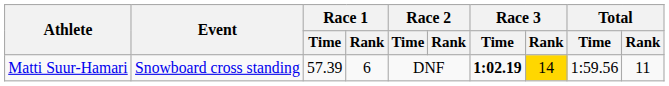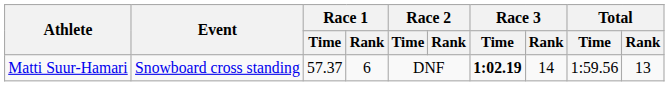(325, 68) 57.39 -> (325, 68) 57.37
(546, 68) gold background -> (546, 68) no background
(643, 68) 11 -> (643, 68) 13
